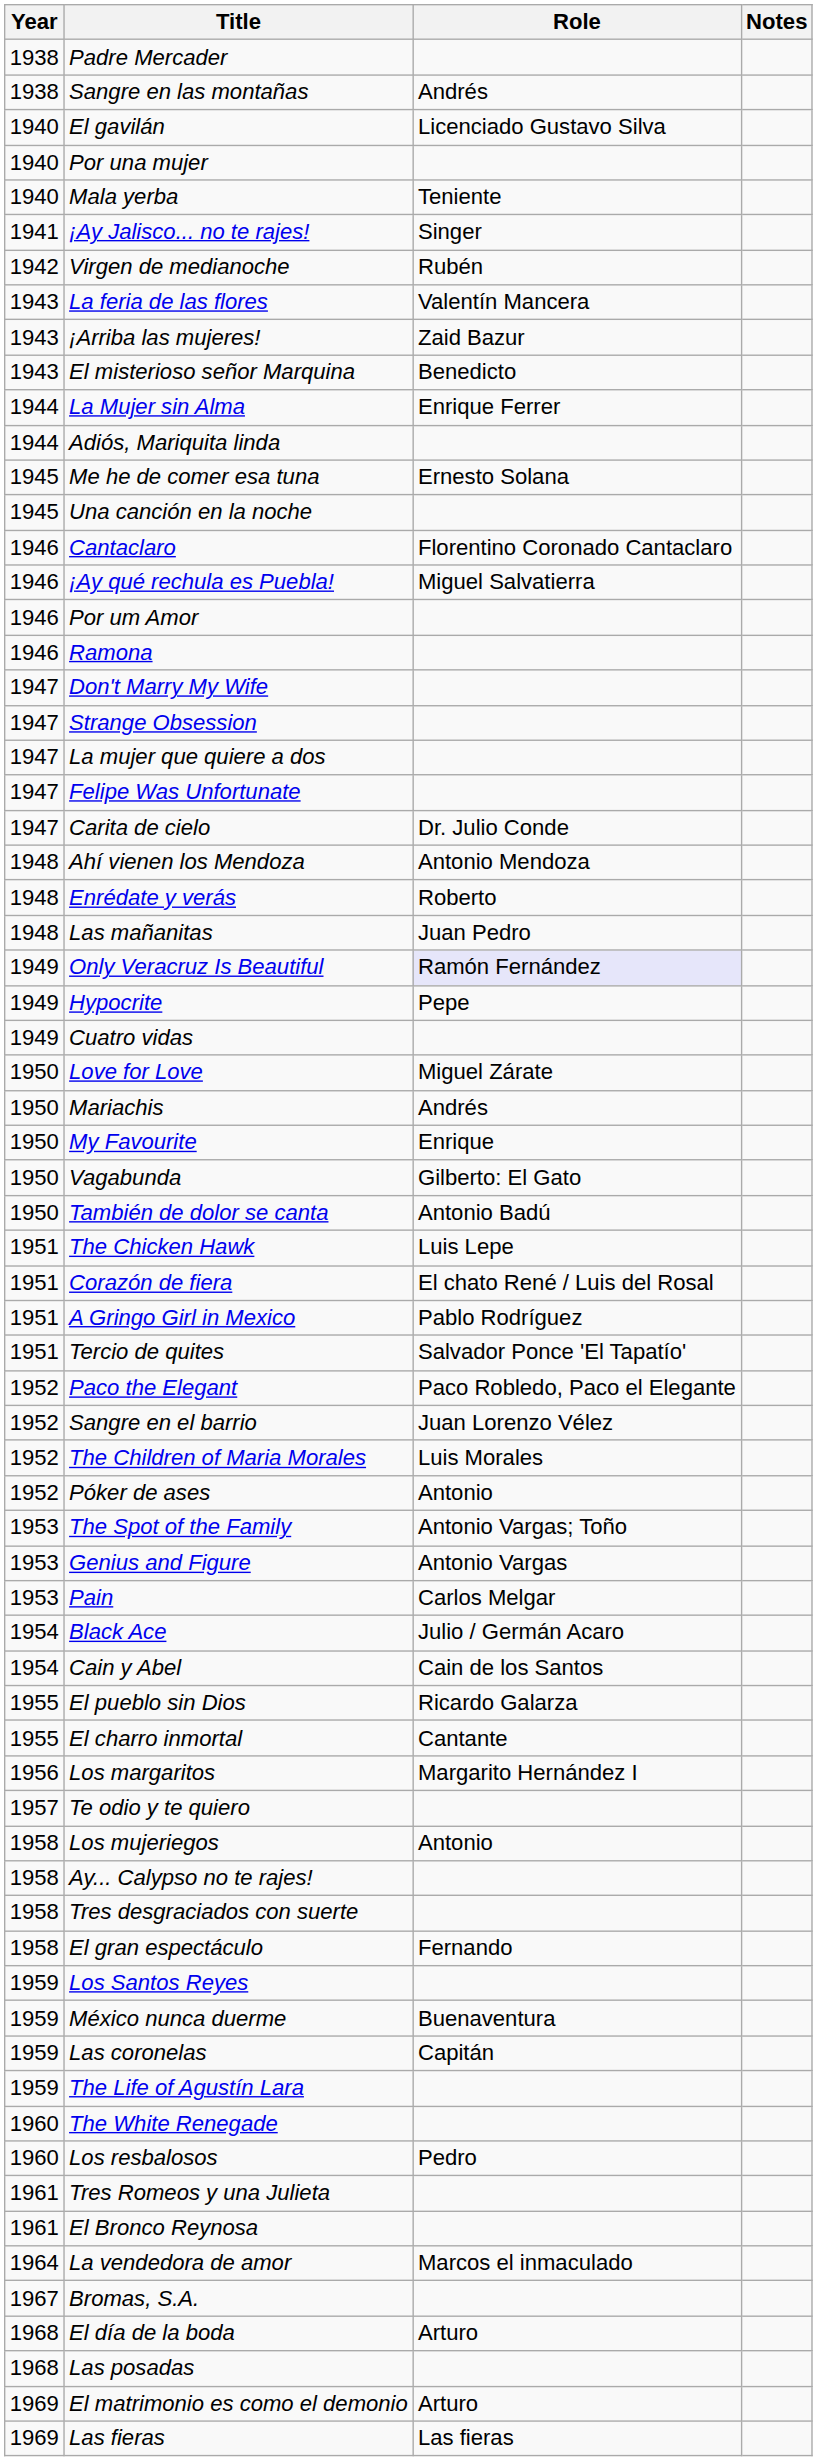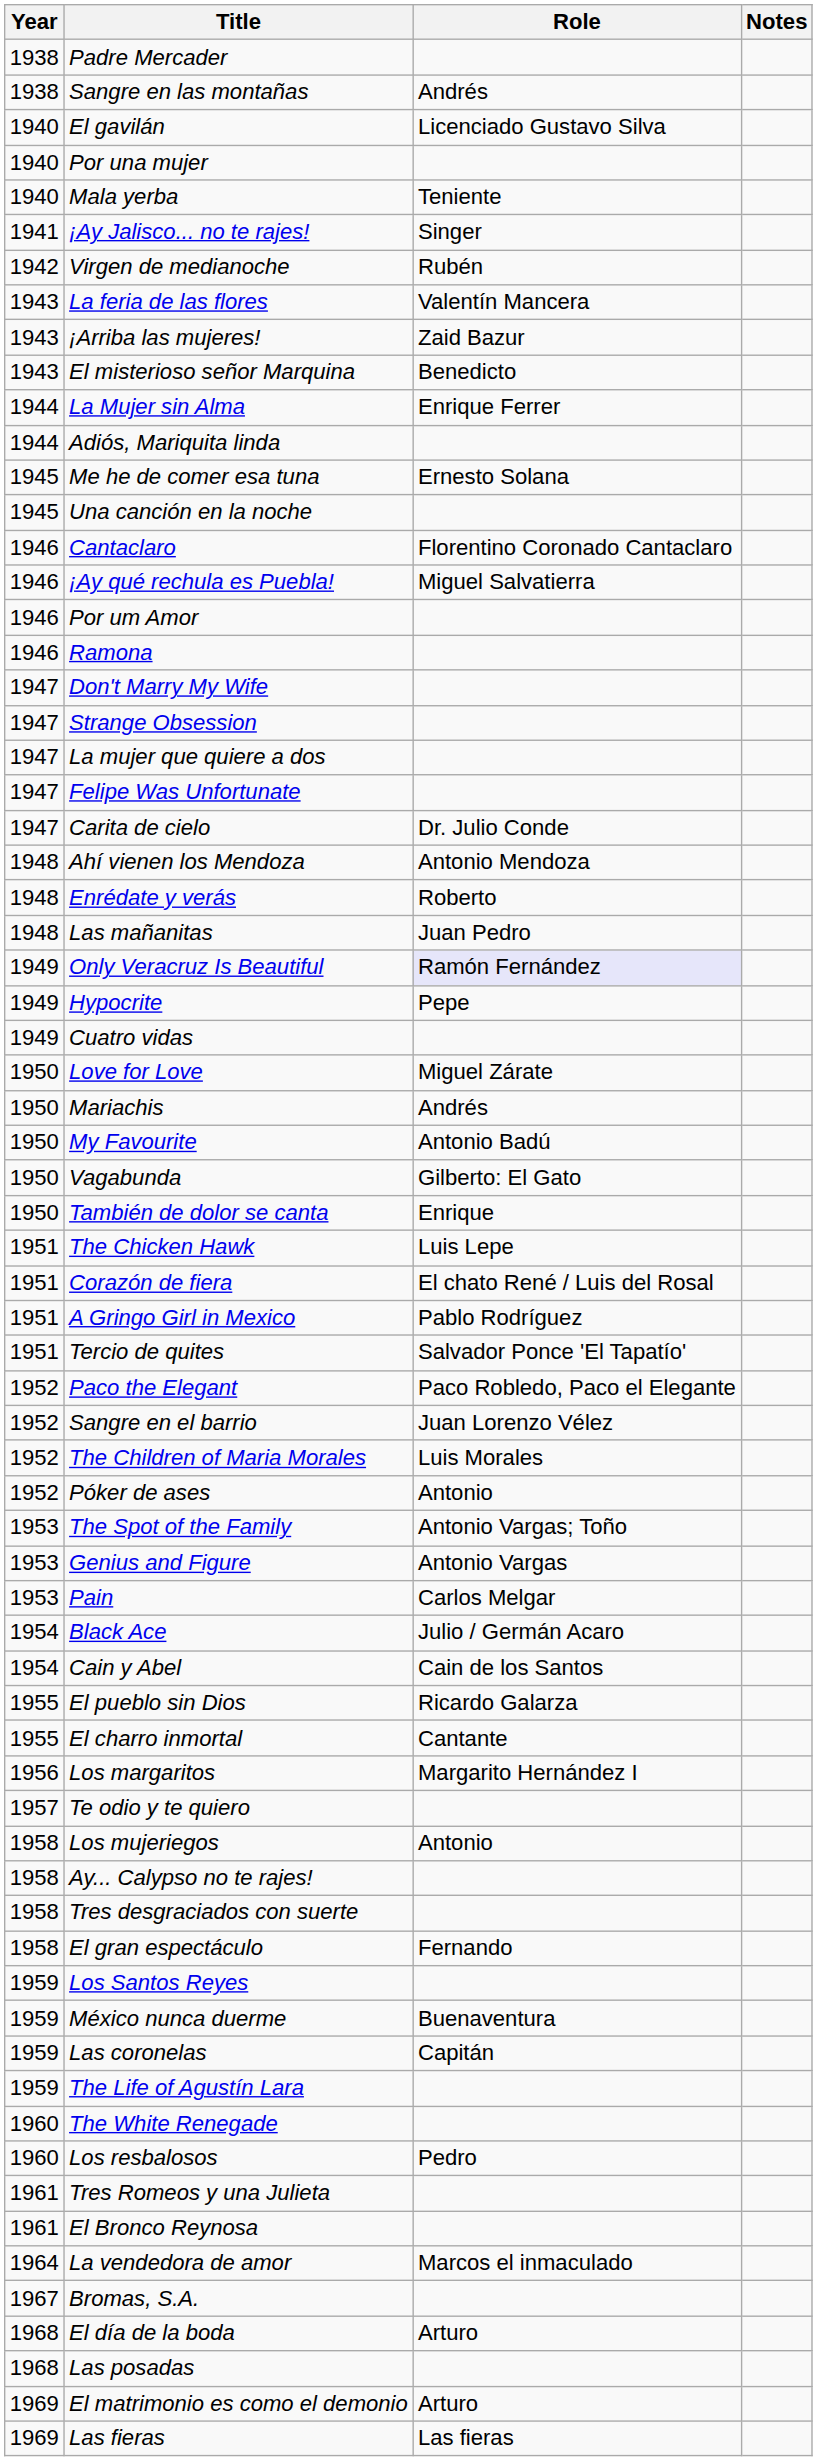(456, 1142) Enrique -> (484, 1142) Antonio Badú
(484, 1212) Antonio Badú -> (456, 1212) Enrique
